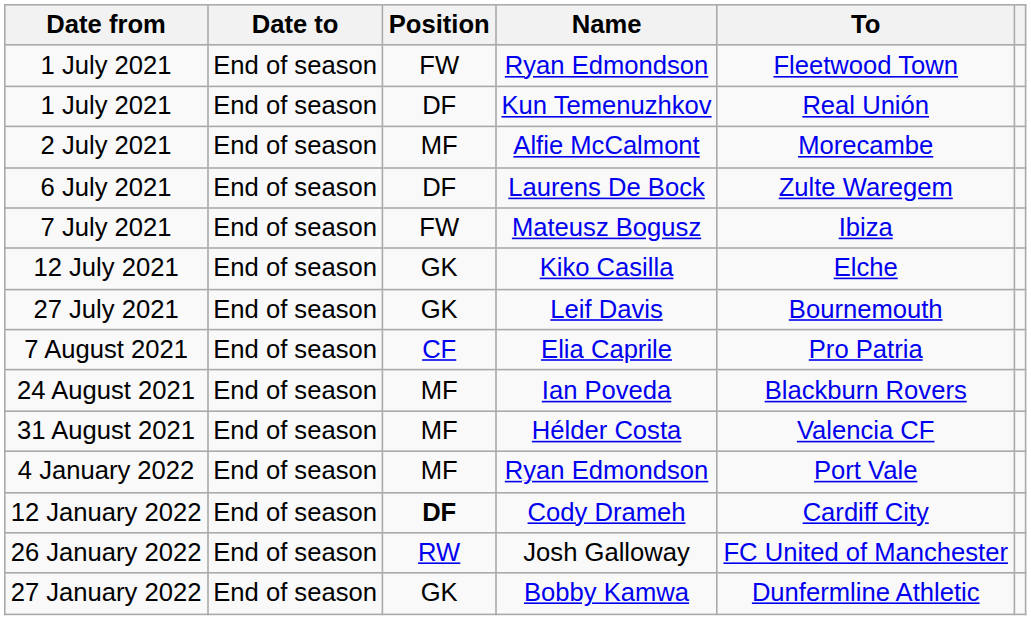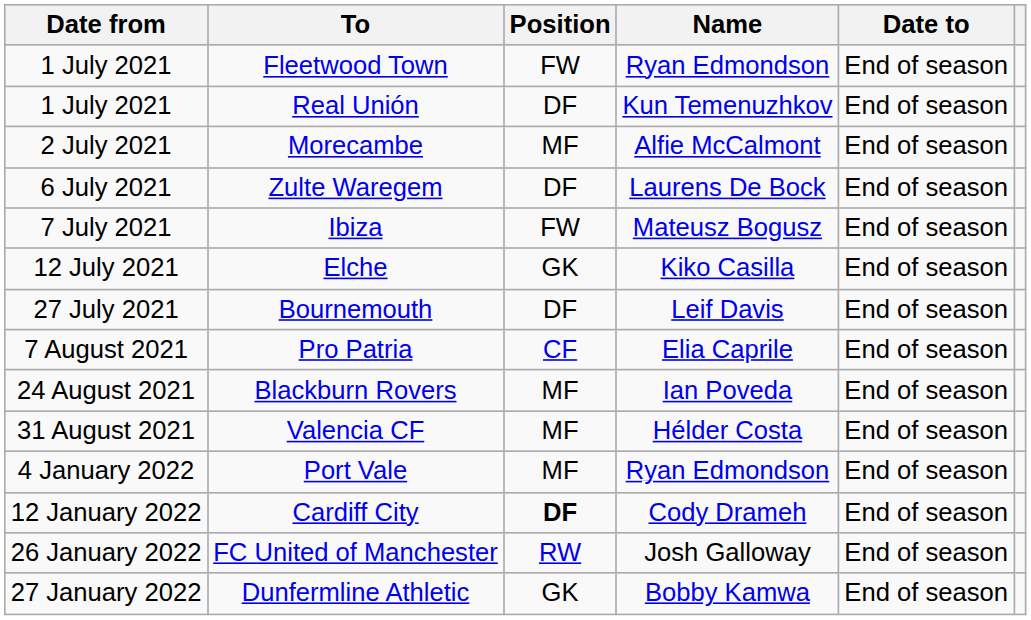columns swapped: (295, 24) <-> (866, 24)
(439, 308) GK -> (560, 308) DF
